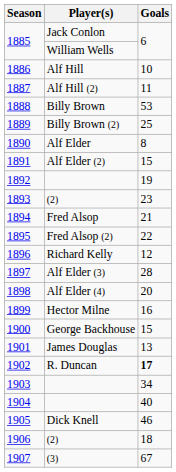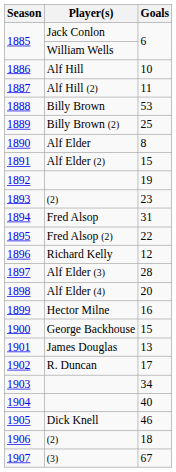(146, 217) 21 -> (146, 217) 31
(146, 365) bold -> (146, 365) normal
